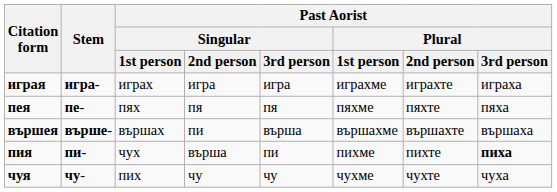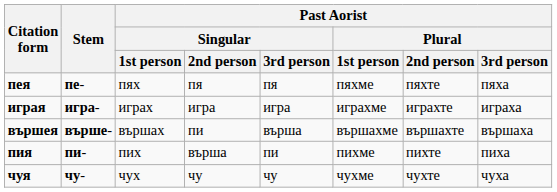rows swapped: (27, 84) <-> (19, 107)
(129, 152) чух -> (130, 152) пих
(496, 152) bold -> (495, 152) normal
(130, 175) пих -> (129, 175) чух
